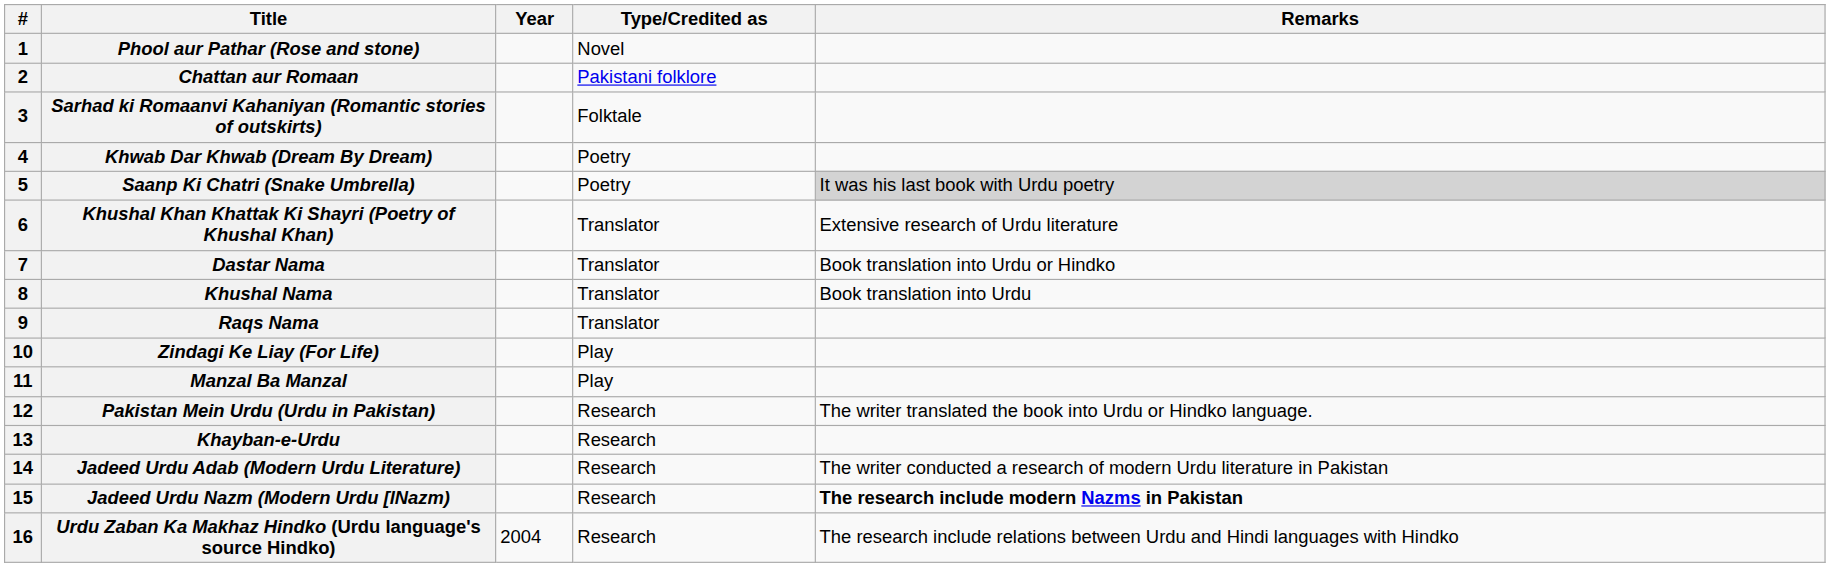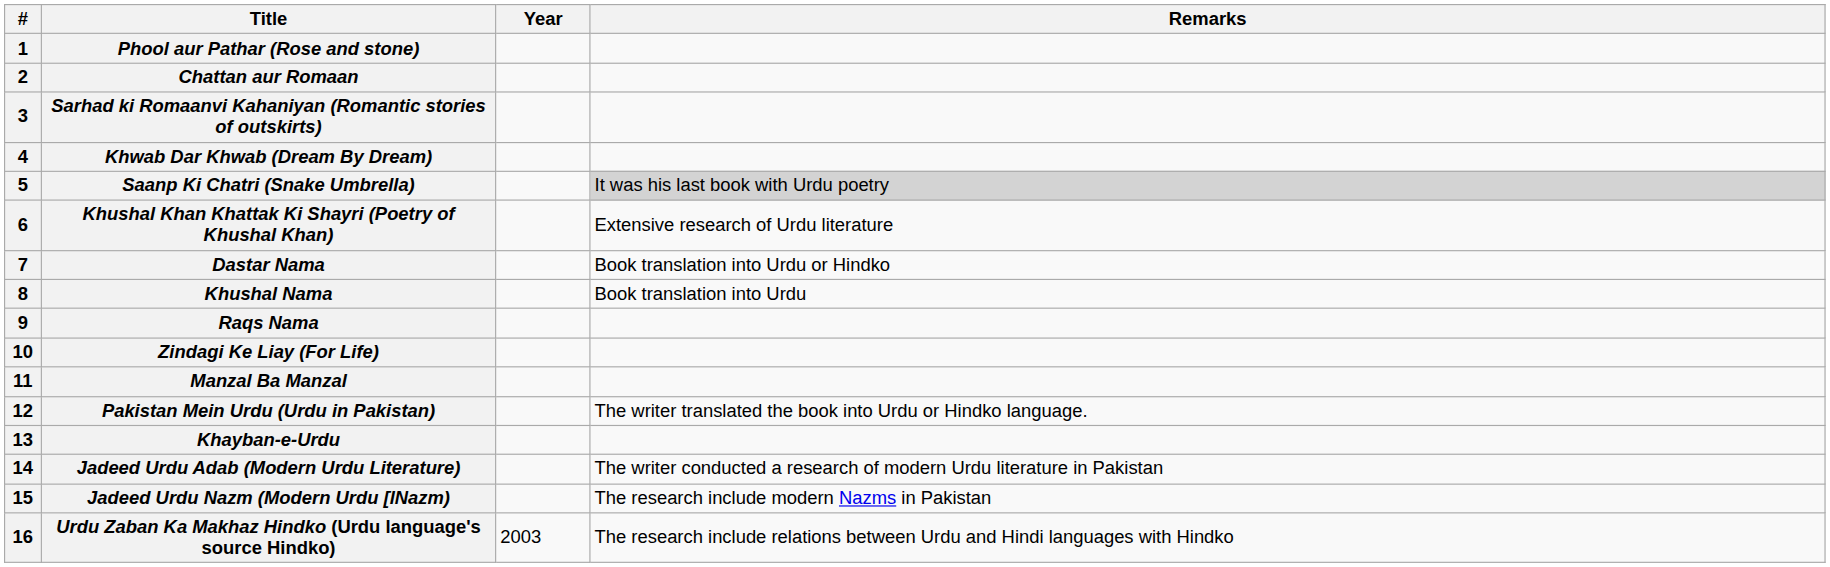- column: (694, 19)
(1031, 498) bold -> (793, 498) normal
(521, 537) 2004 -> (521, 537) 2003
